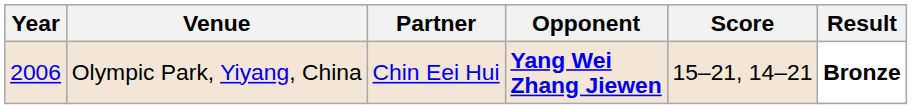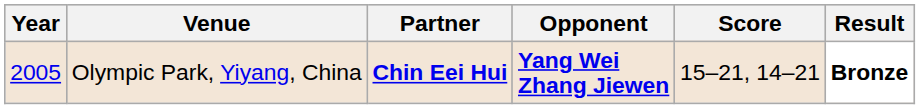(36, 72) 2006 -> (36, 72) 2005
(436, 72) normal -> (440, 72) bold
